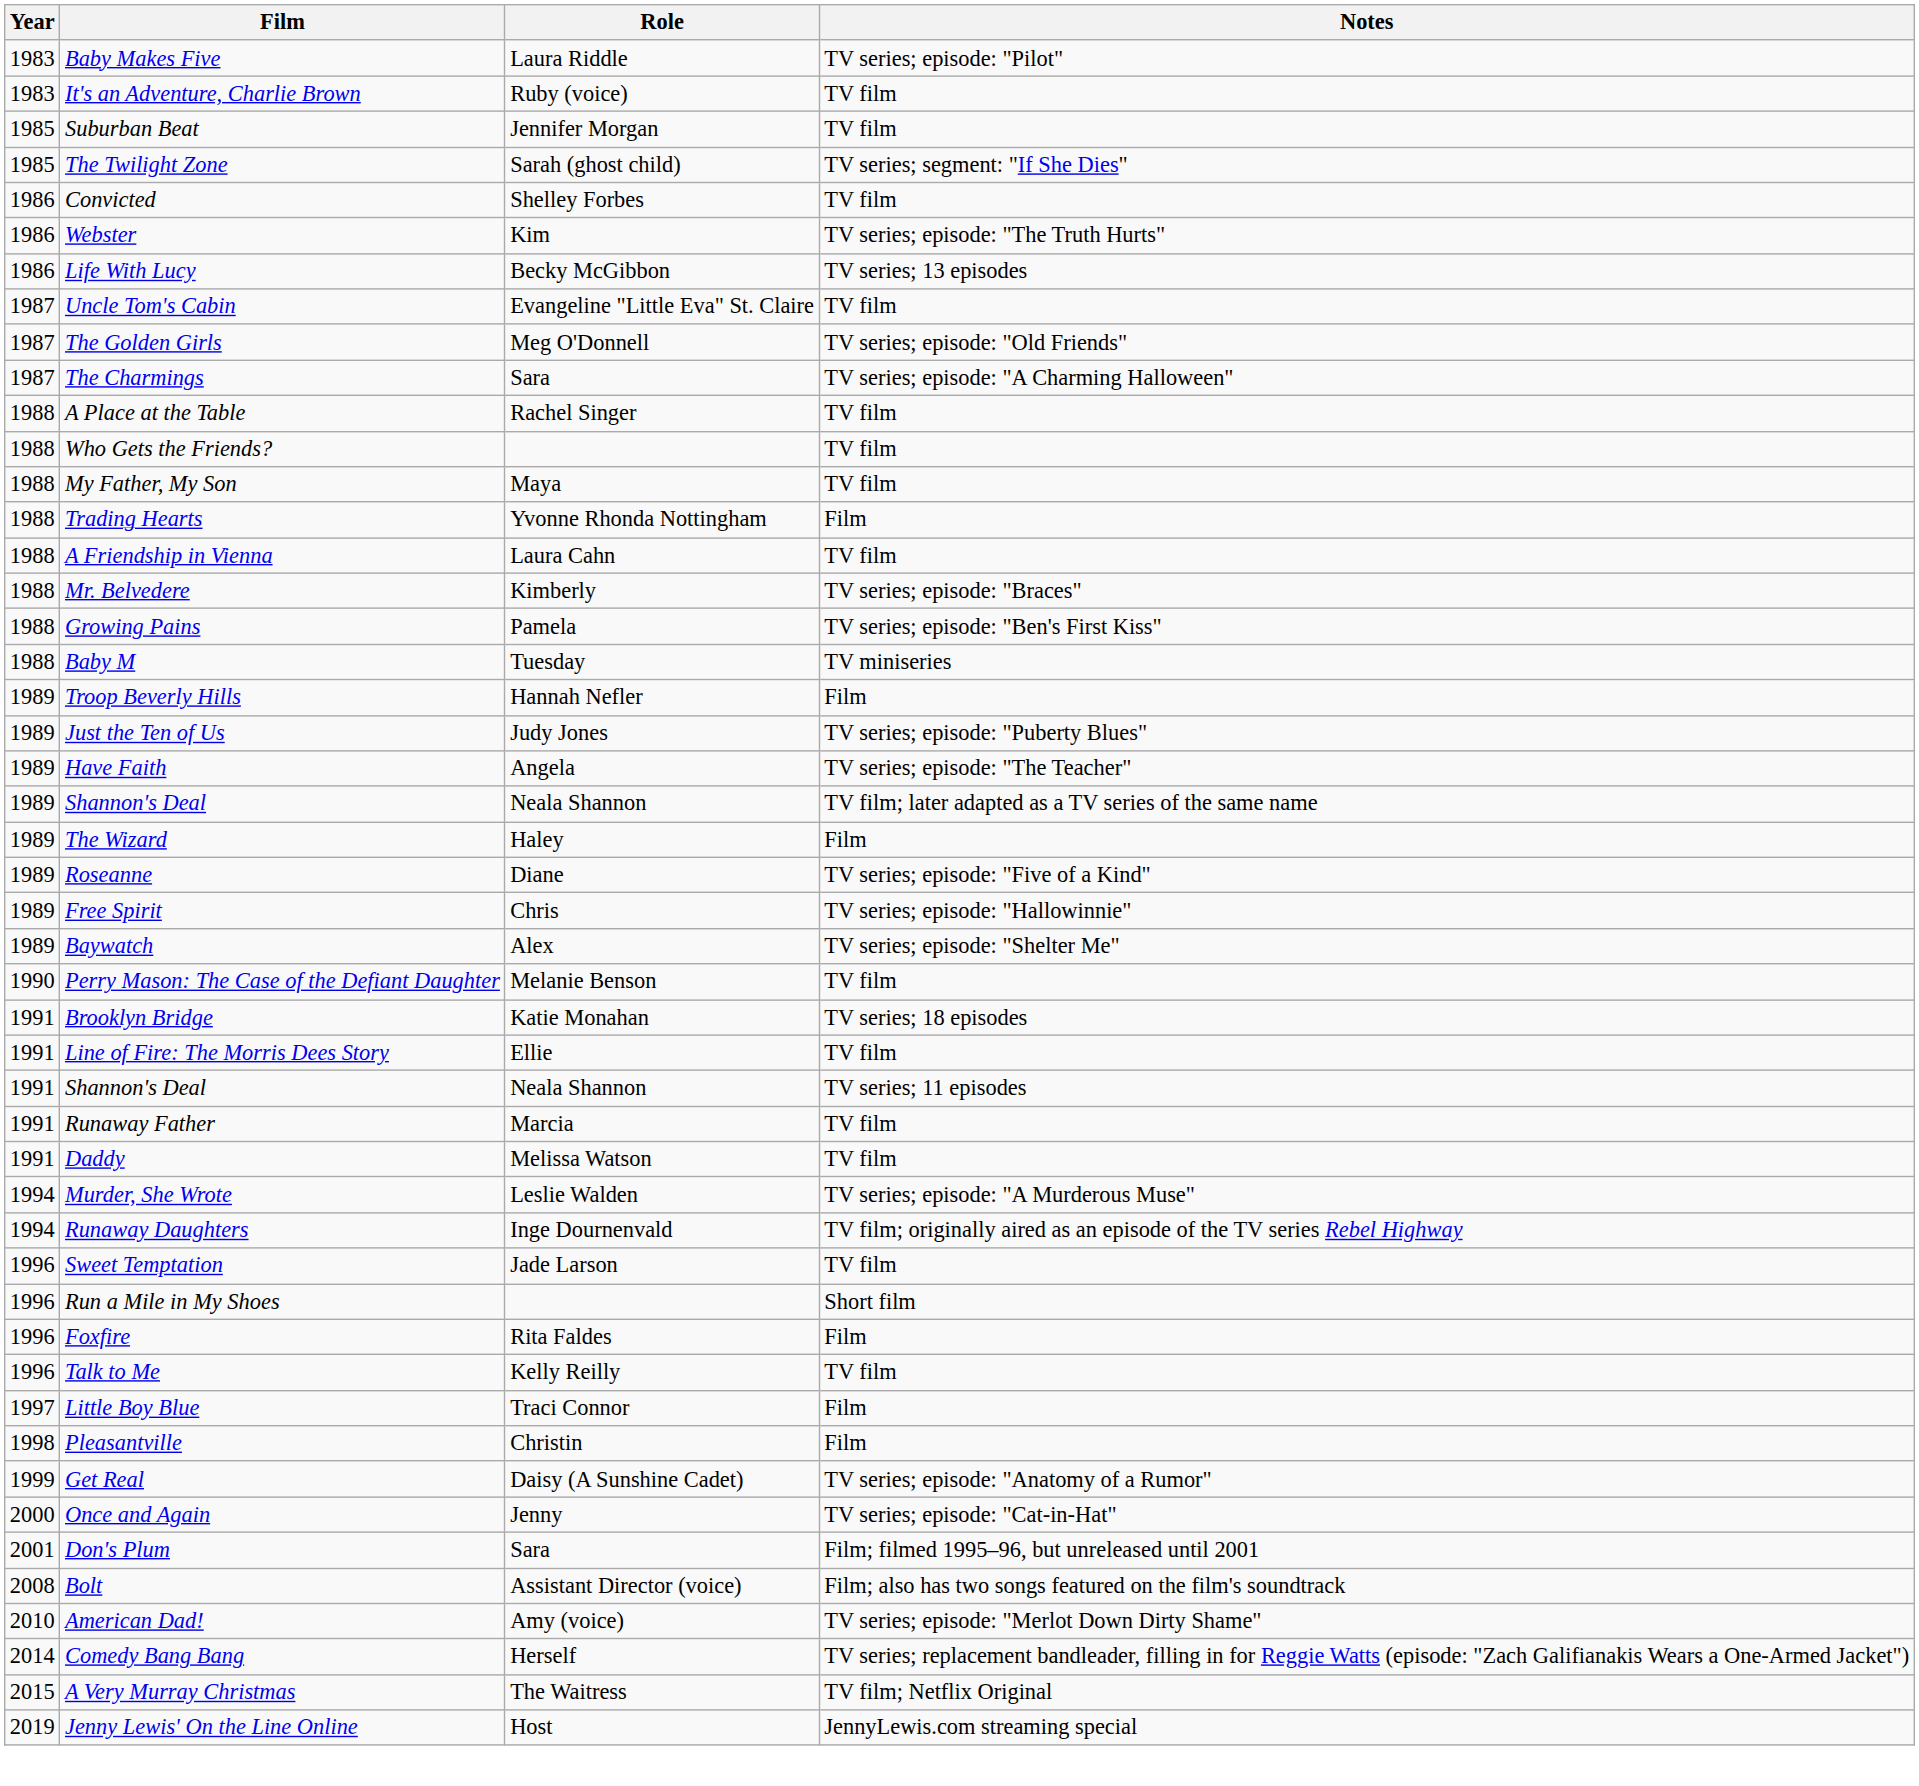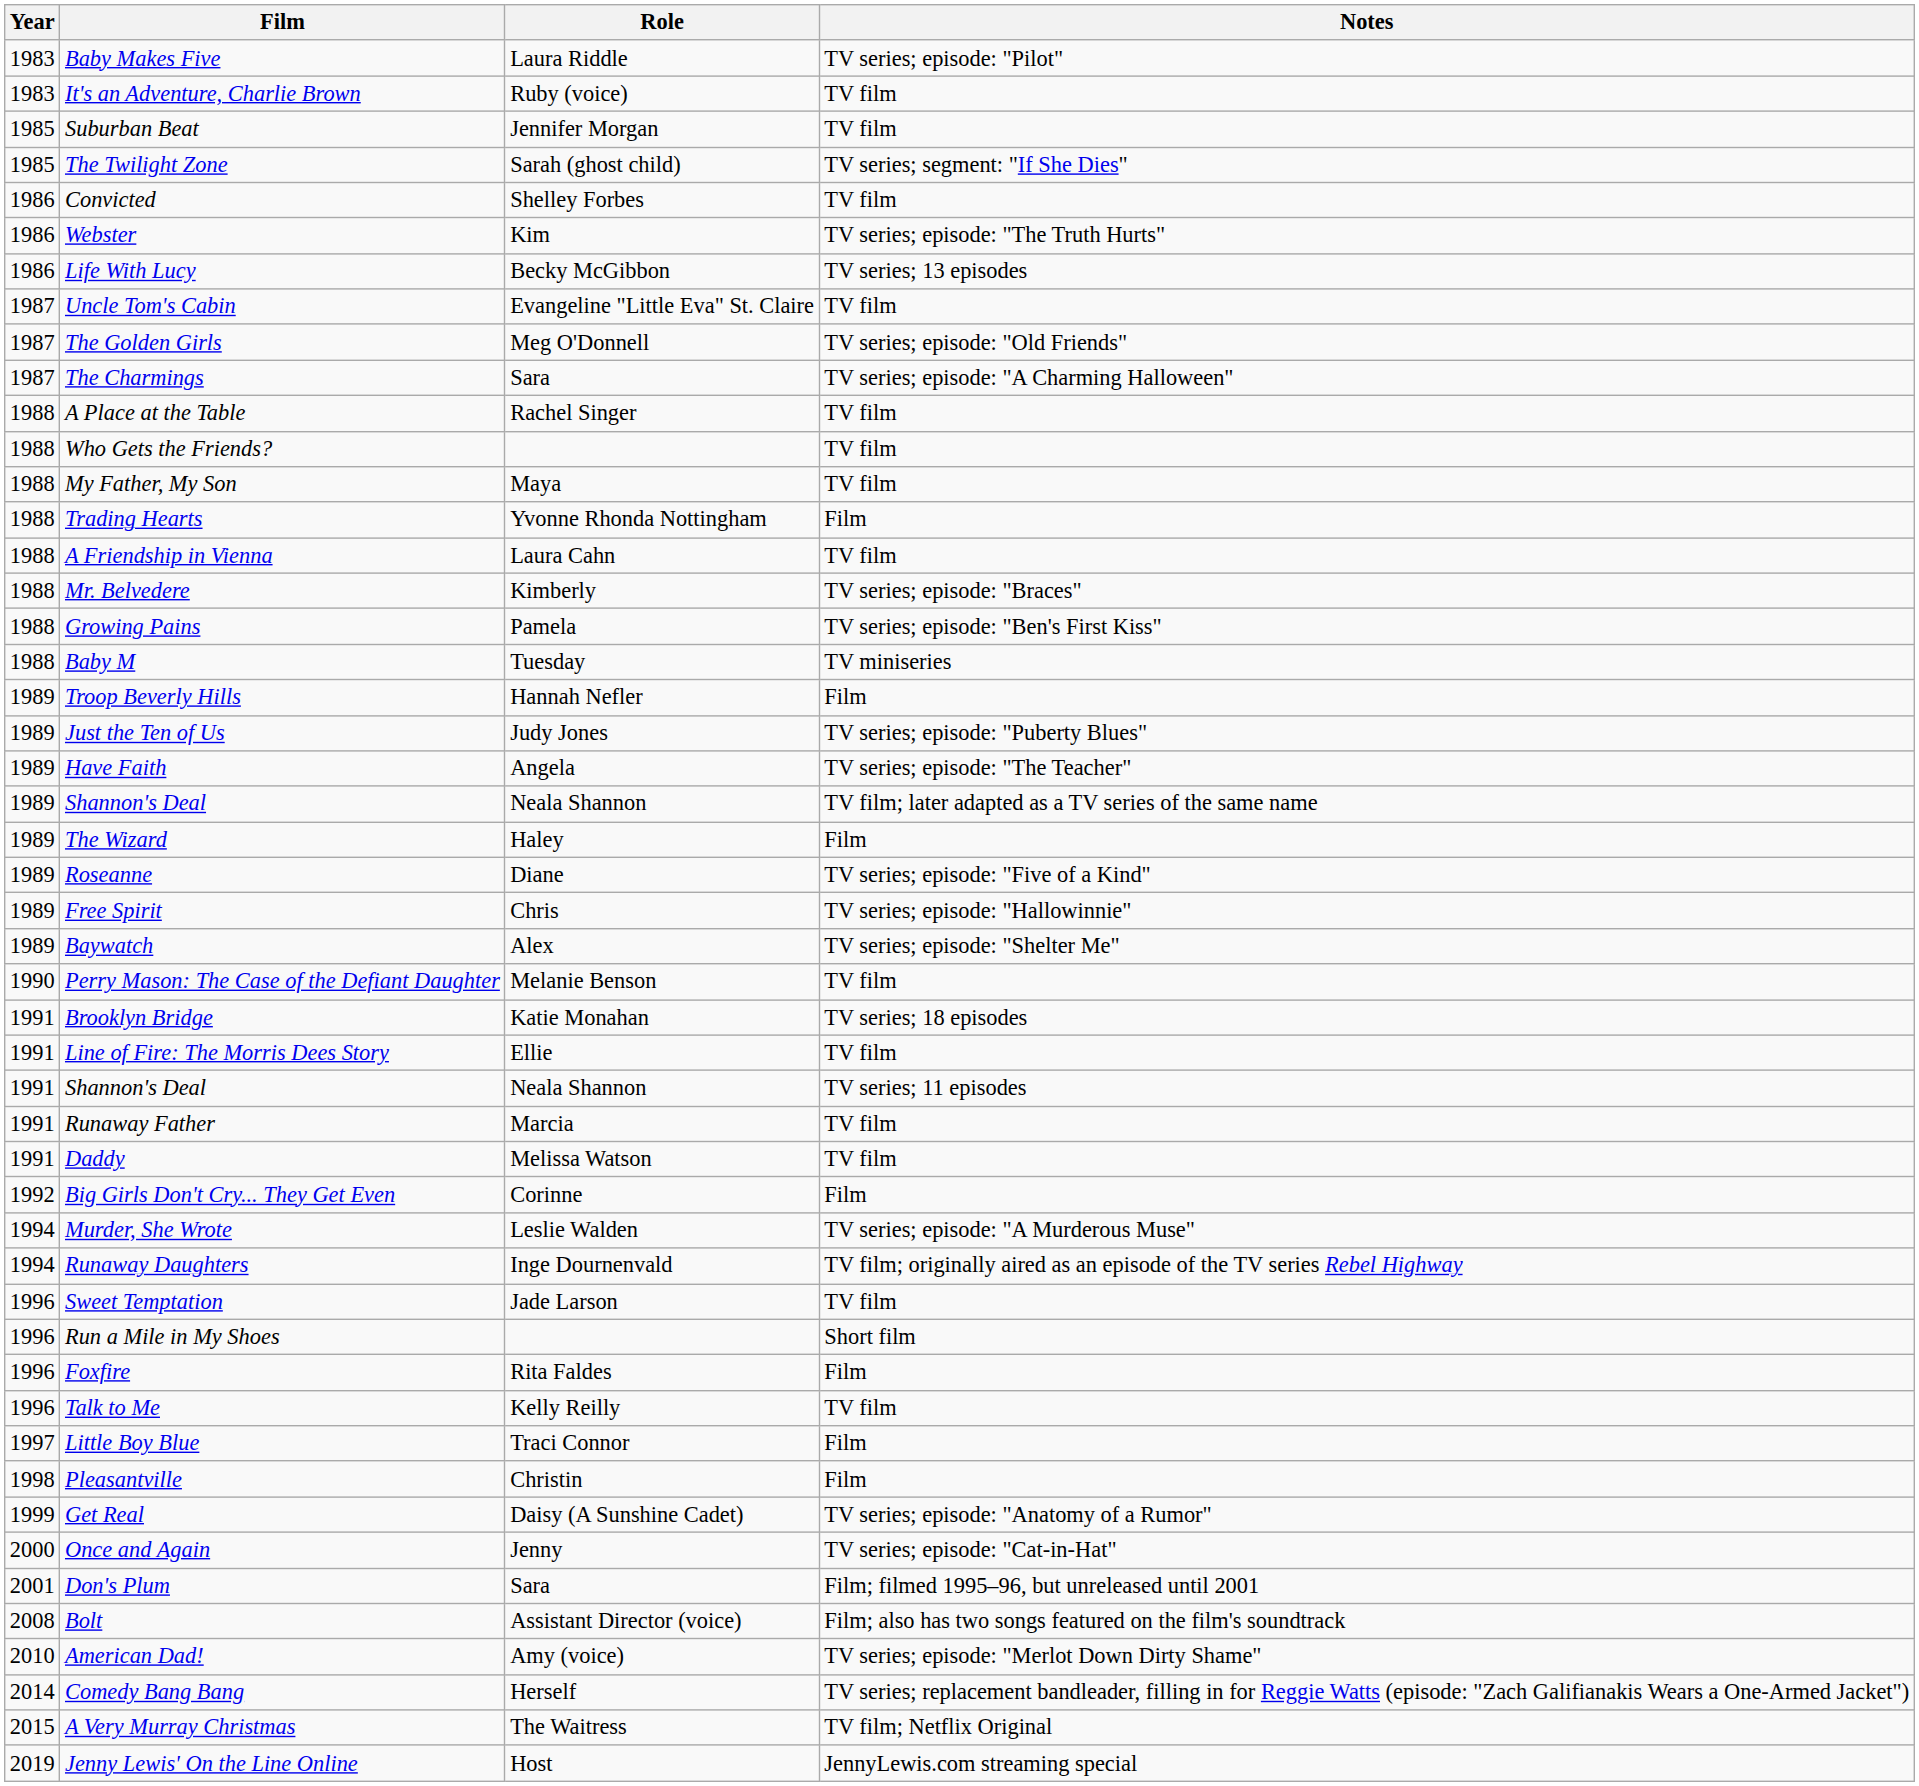+ row: (230, 1194)
